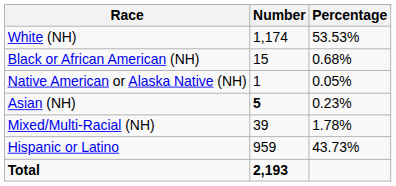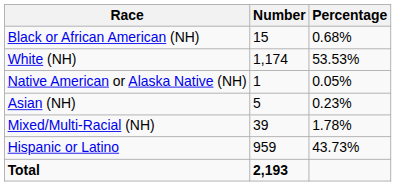rows swapped: (42, 37) <-> (104, 59)
(257, 103) bold -> (257, 103) normal
